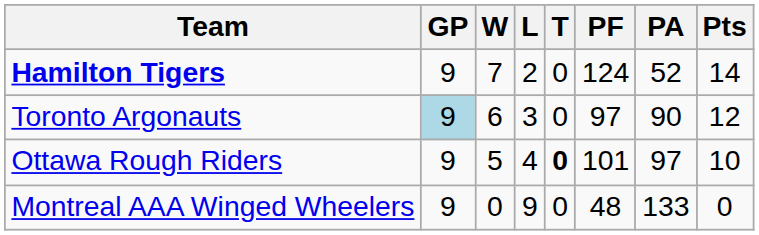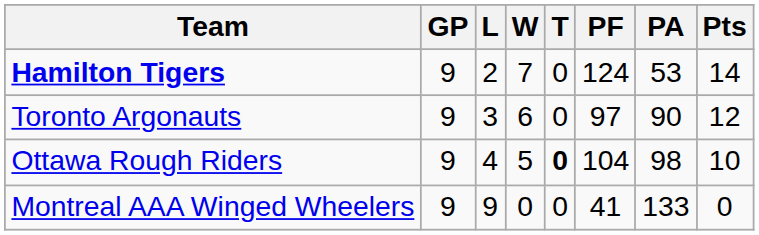columns swapped: (495, 26) <-> (530, 26)
(666, 71) 52 -> (666, 71) 53
(448, 116) lightblue background -> (448, 116) no background
(606, 161) 101 -> (606, 161) 104
(666, 161) 97 -> (666, 161) 98
(606, 206) 48 -> (606, 206) 41
